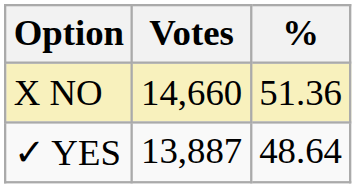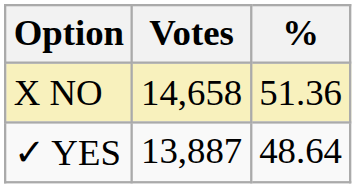(192, 92) 14,660 -> (192, 92) 14,658
